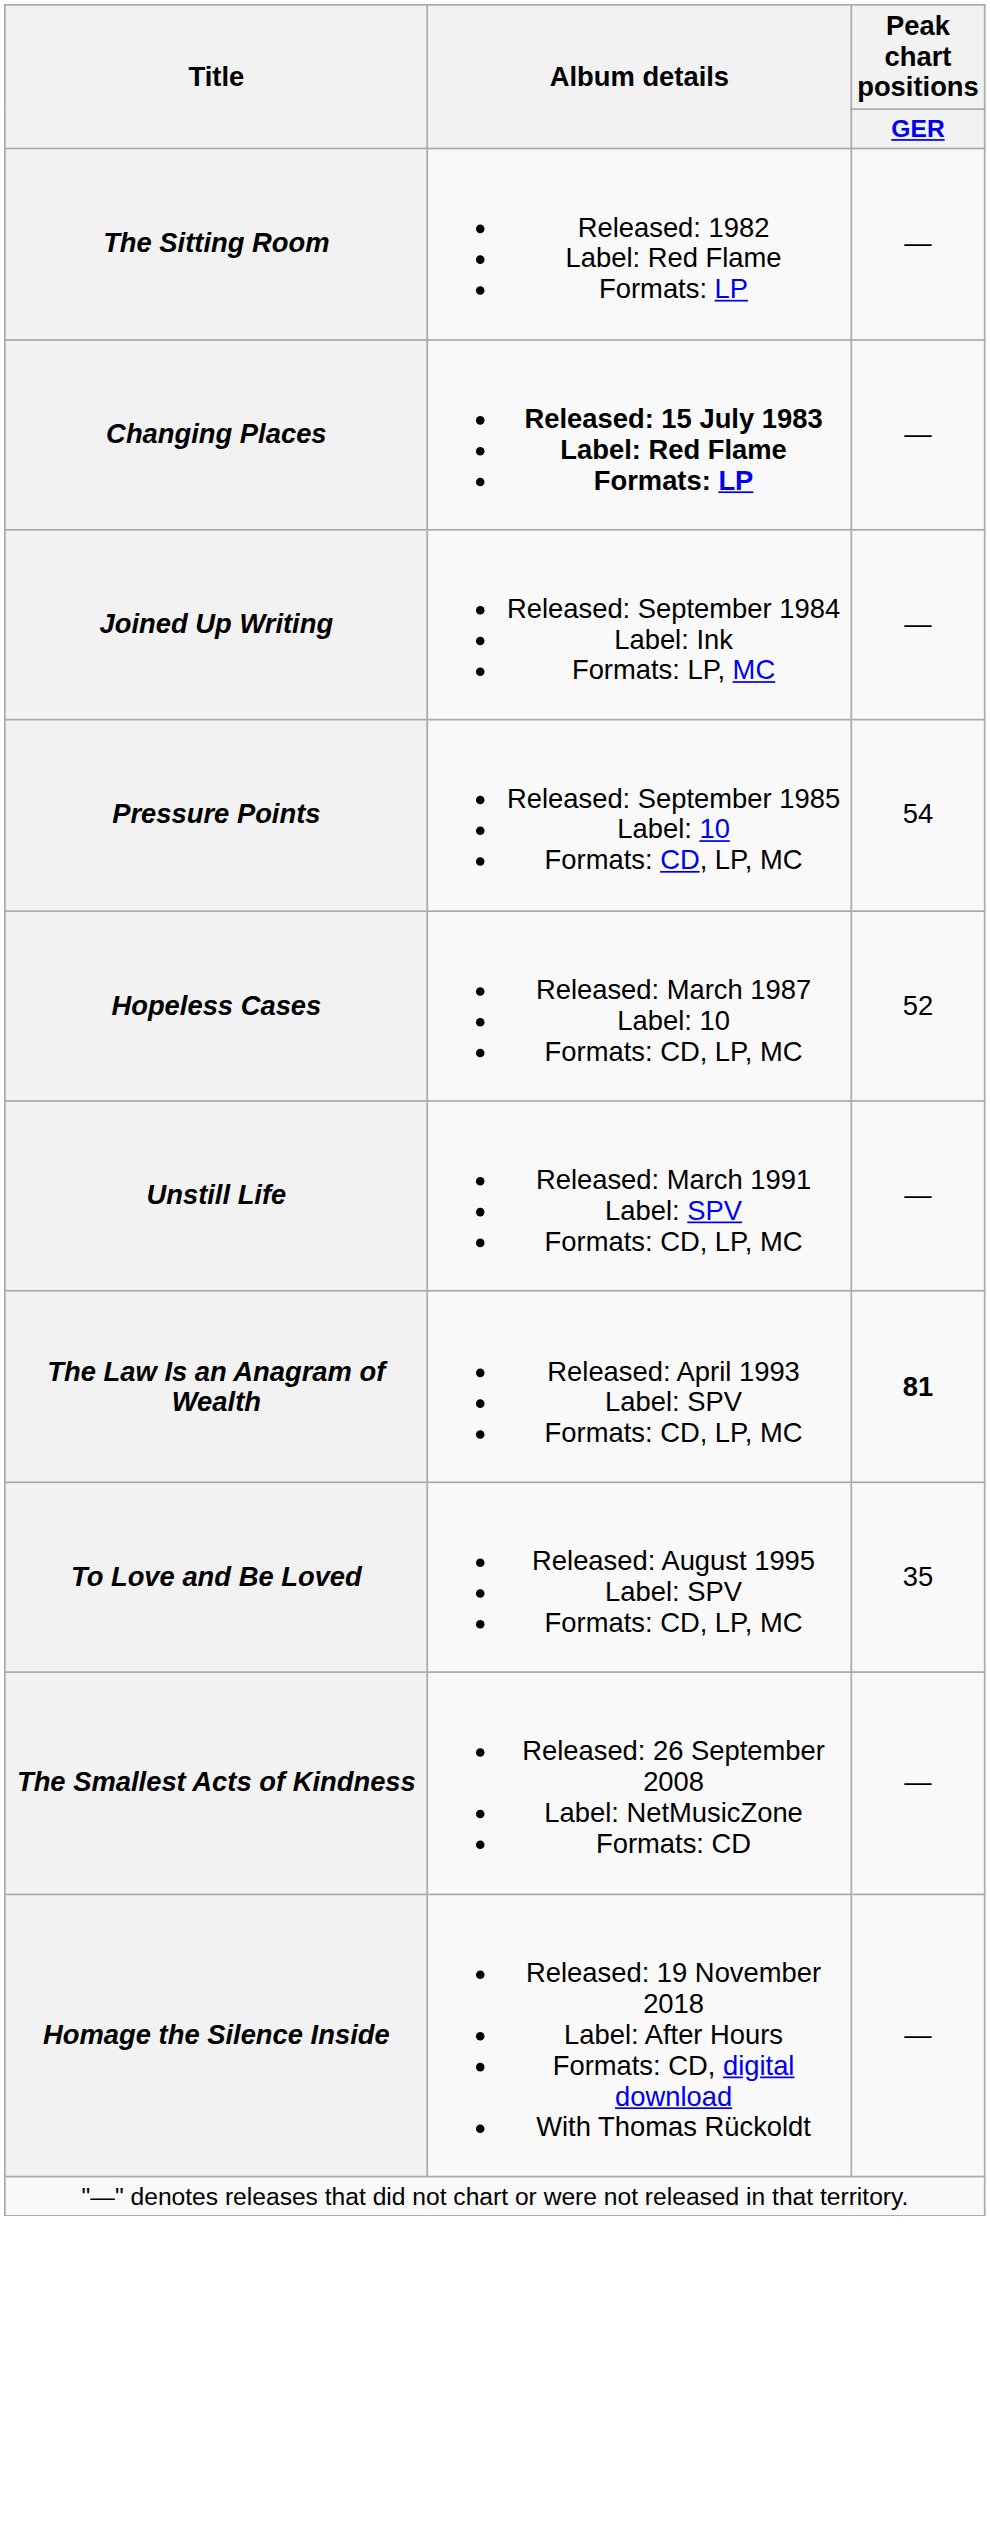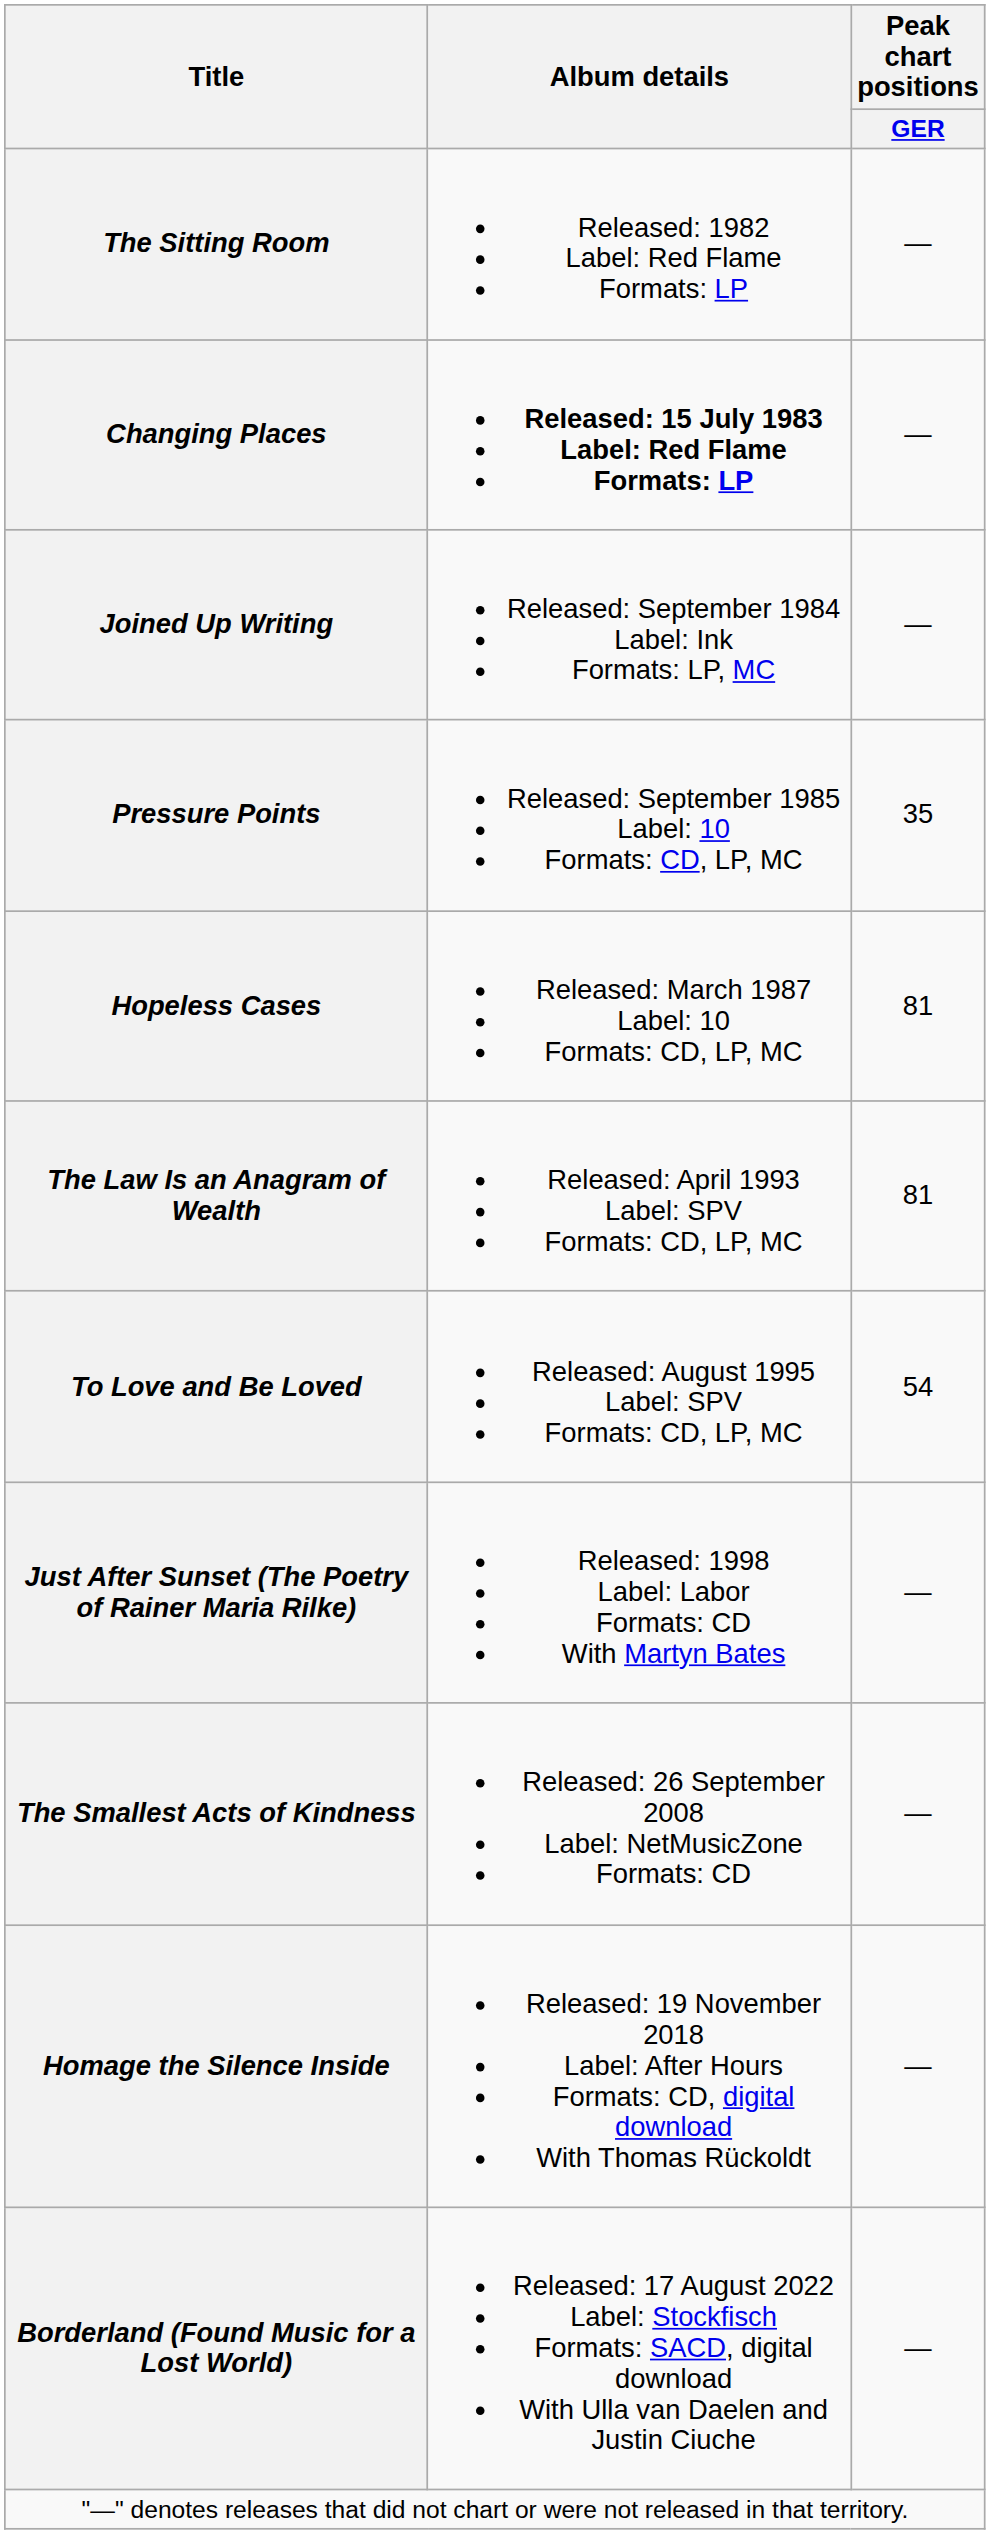(918, 814) 54 -> (918, 814) 35
(918, 1005) 52 -> (918, 1005) 81
- row: (216, 1195)
(918, 1386) bold -> (918, 1195) normal
(918, 1576) 35 -> (918, 1386) 54
+ row: (216, 1592)
+ row: (216, 2348)
